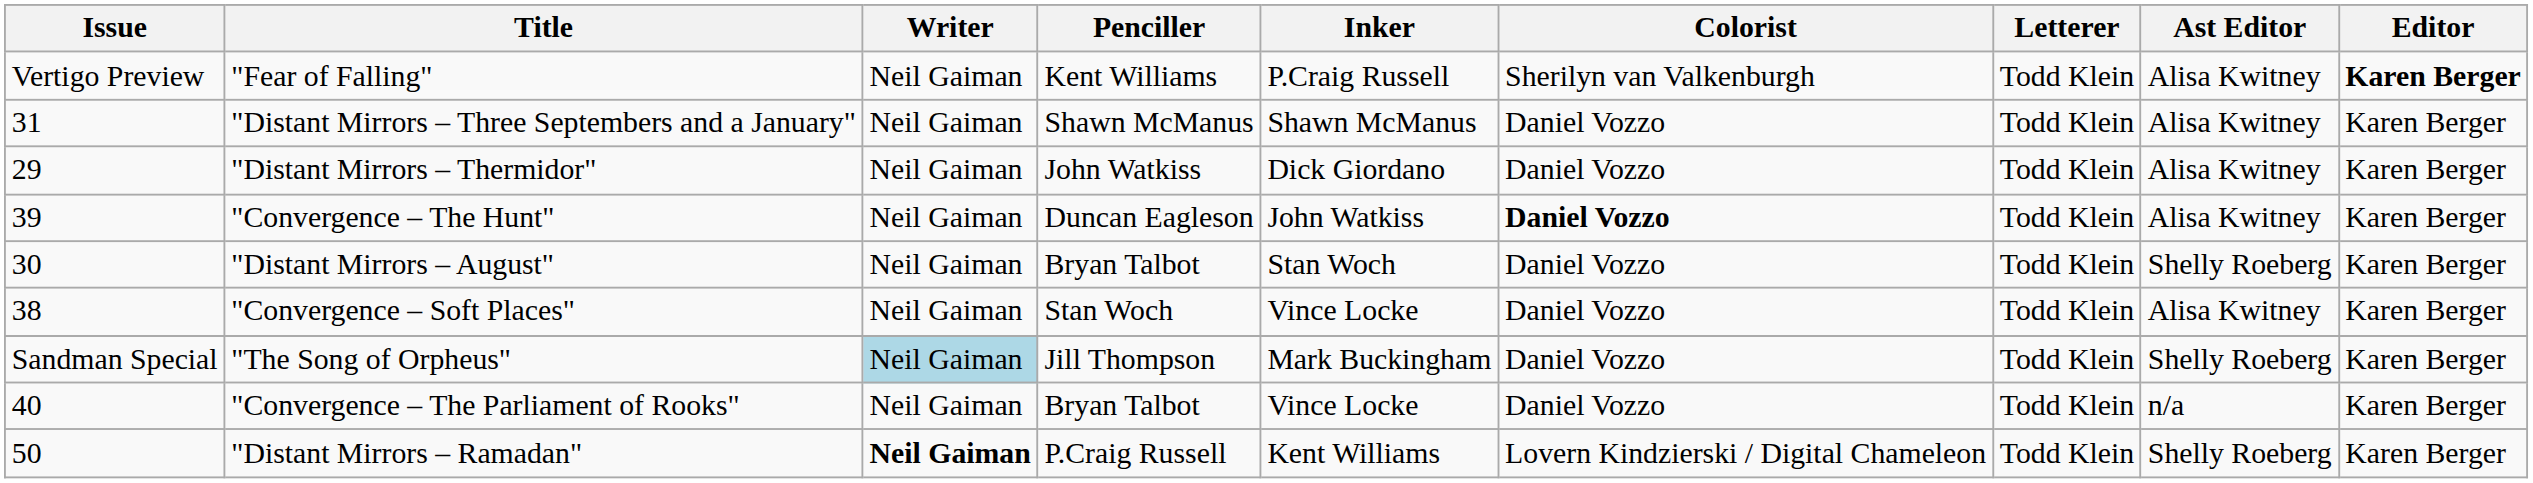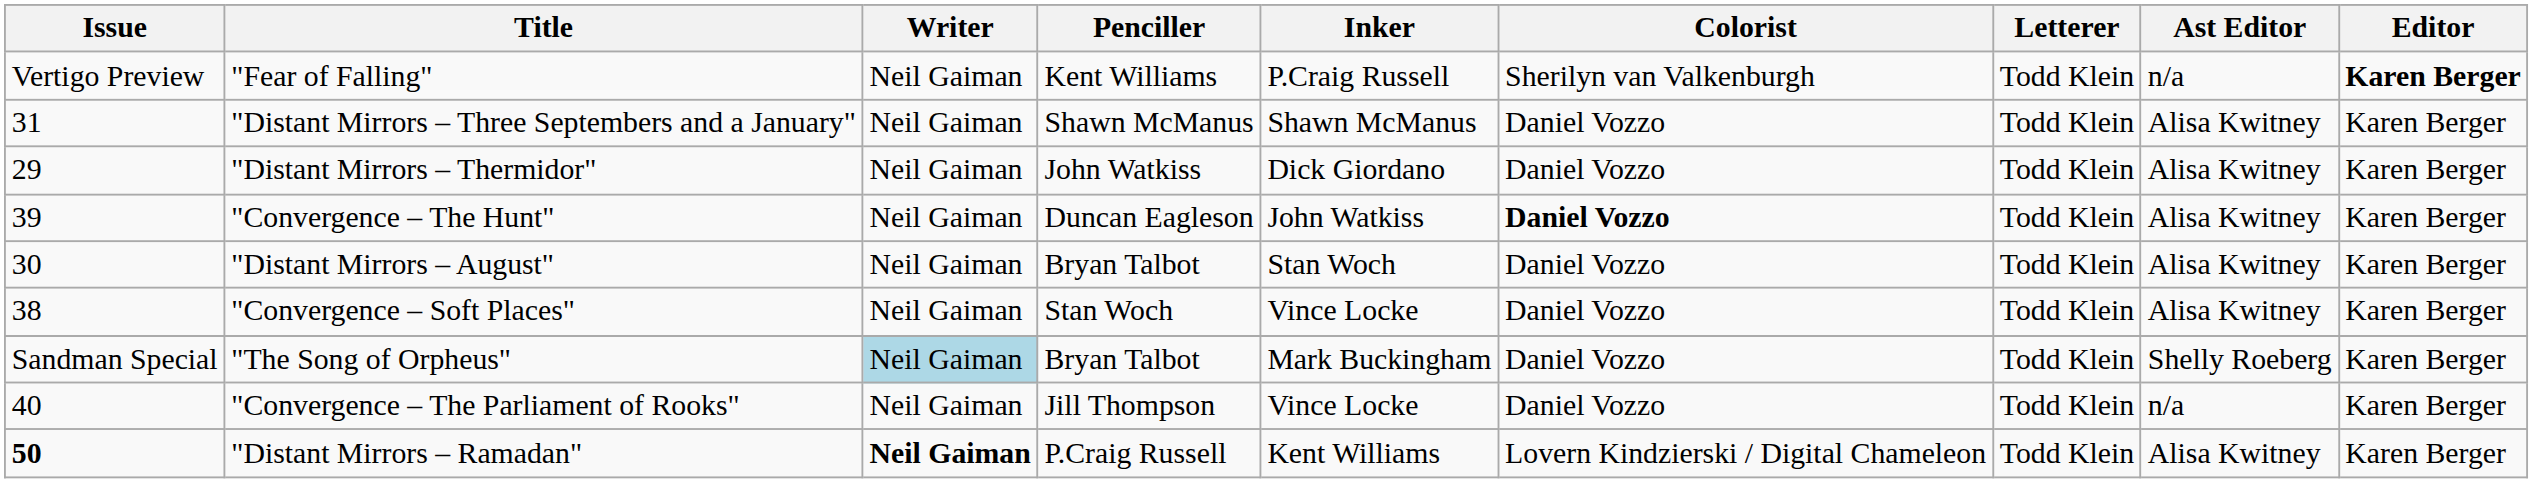(2234, 75) Alisa Kwitney -> (2166, 75) n/a
(2240, 264) Shelly Roeberg -> (2234, 264) Alisa Kwitney
(1130, 358) Jill Thompson -> (1122, 358) Bryan Talbot
(1122, 405) Bryan Talbot -> (1130, 405) Jill Thompson
(27, 452) normal -> (27, 452) bold
(2240, 452) Shelly Roeberg -> (2234, 452) Alisa Kwitney
